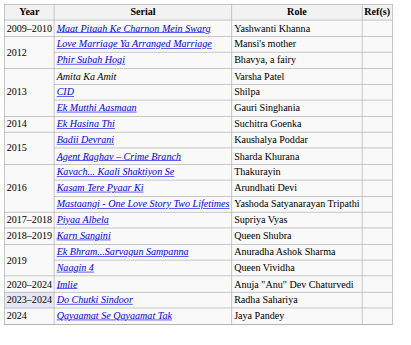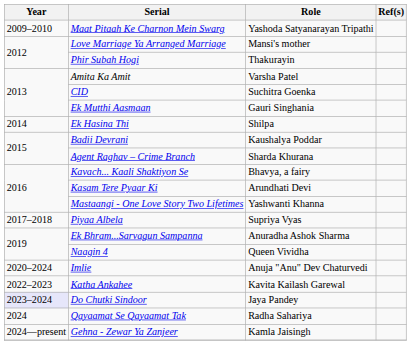(272, 28) Yashwanti Khanna -> (311, 28) Yashoda Satyanarayan Tripathi
(265, 60) Bhavya, a fairy -> (271, 60) Thakurayin
(247, 92) Shilpa -> (282, 92) Suchitra Goenka
(268, 124) Suchitra Goenka -> (261, 124) Shilpa
(257, 172) Thakurayin -> (279, 172) Bhavya, a fairy
(297, 204) Yashoda Satyanarayan Tripathi -> (286, 204) Yashwanti Khanna
- row: (84, 236)
+ row: (101, 284)
(266, 300) Radha Sahariya -> (273, 300) Jaya Pandey
(259, 316) Jaya Pandey -> (280, 316) Radha Sahariya
+ row: (124, 332)
